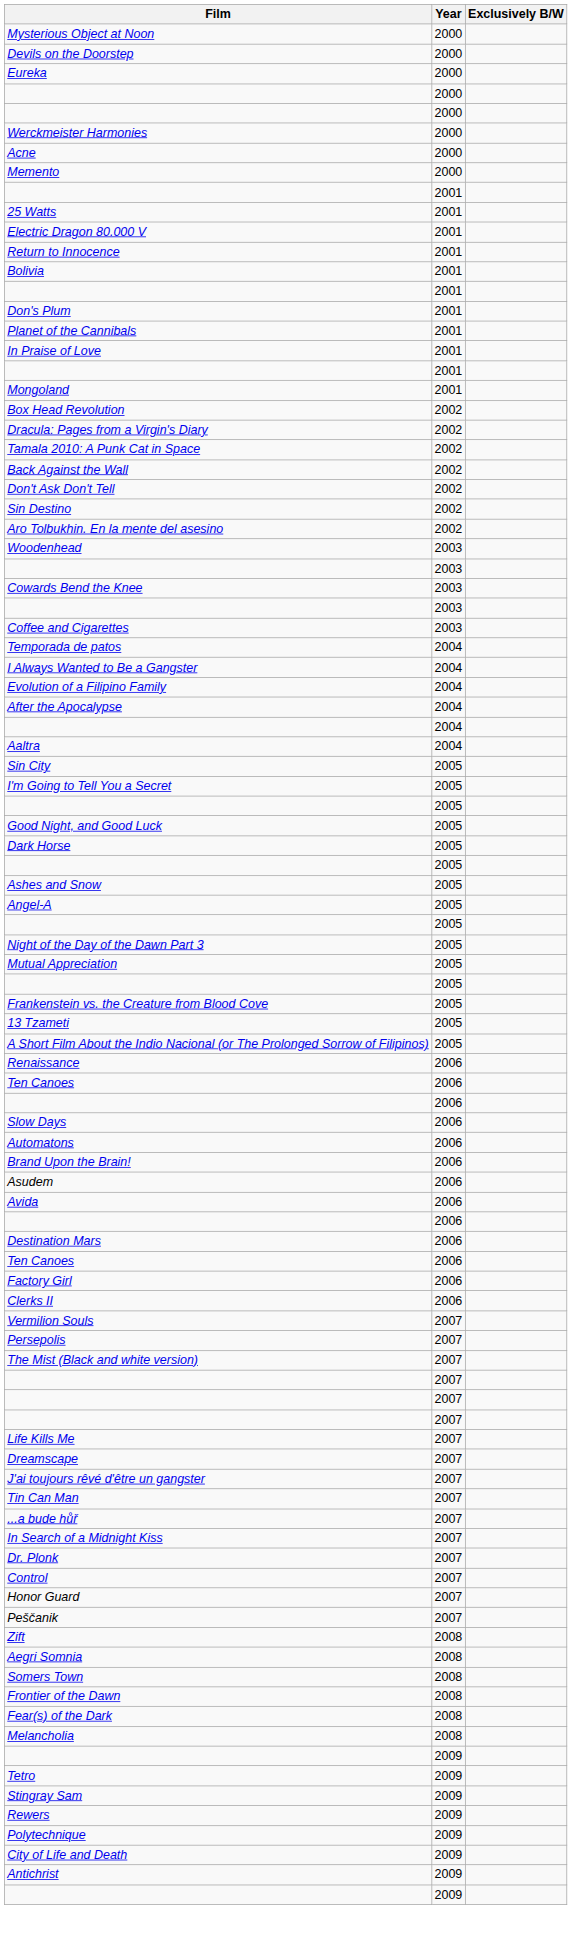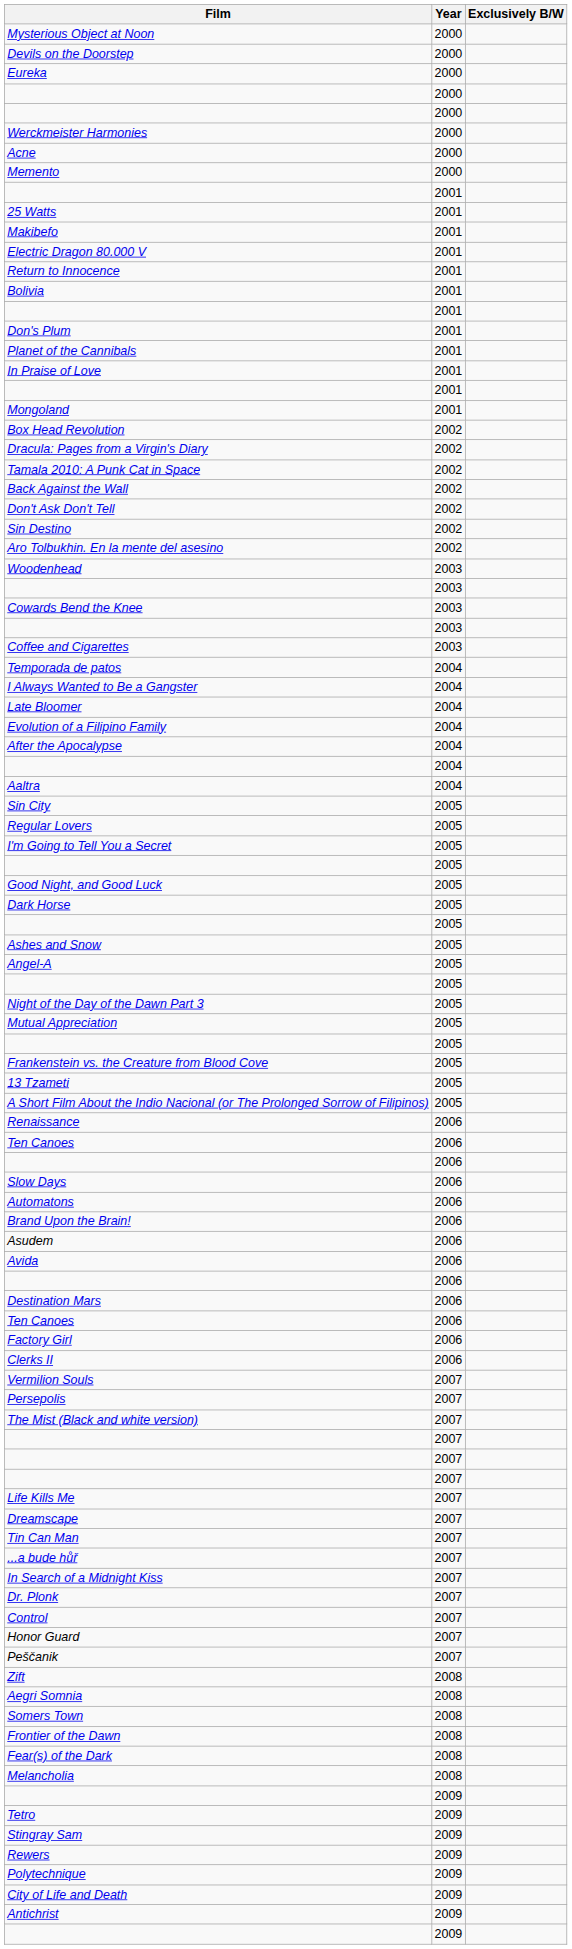+ row: (33, 232)
+ row: (44, 707)
+ row: (50, 825)
- row: (106, 1479)
